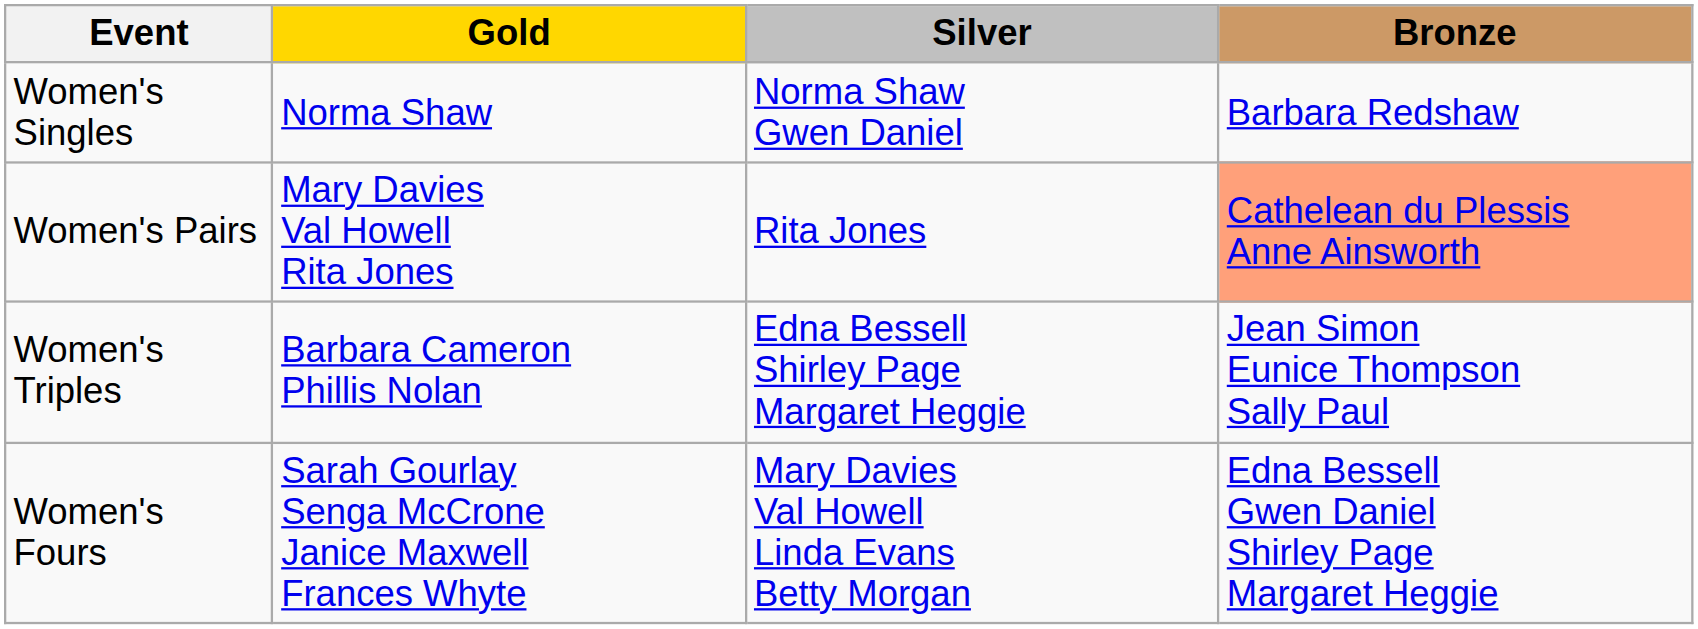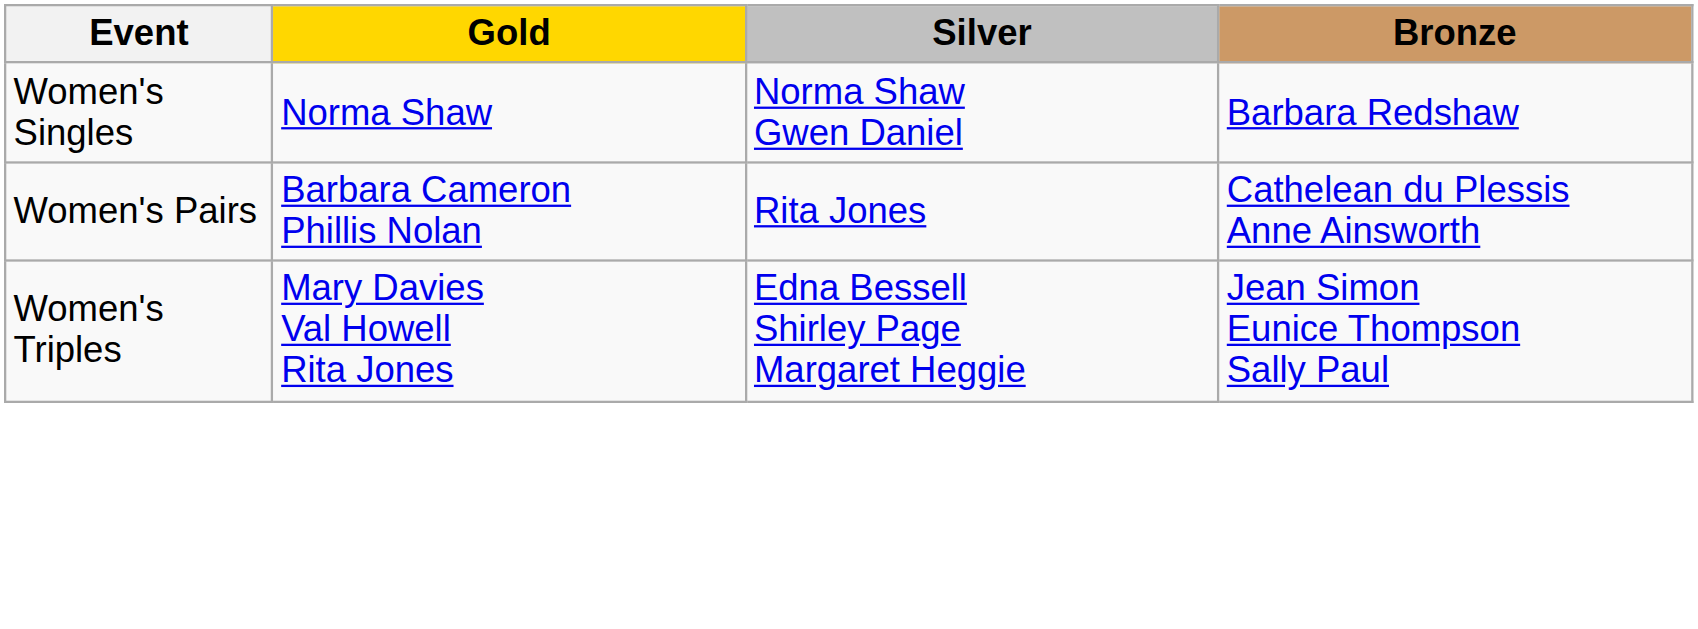(383, 231) Mary Davies Val Howell Rita Jones -> (426, 210) Barbara Cameron Phillis Nolan
(1398, 231) lightsalmon background -> (1398, 210) no background
(426, 371) Barbara Cameron Phillis Nolan -> (383, 330) Mary Davies Val Howell Rita Jones
- row: (89, 531)
